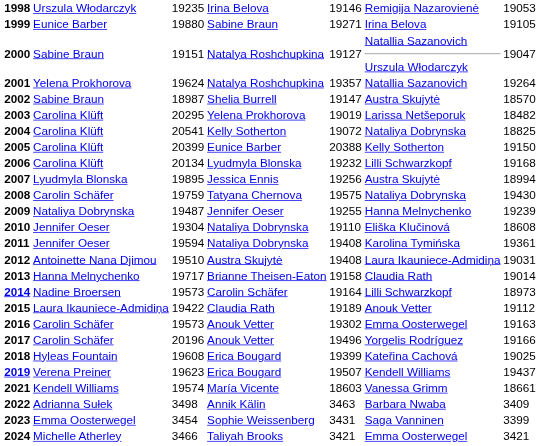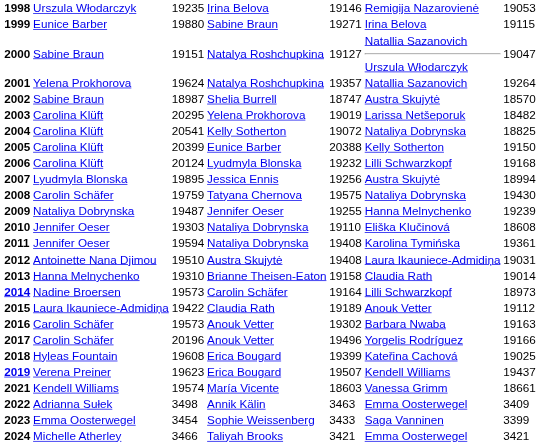(520, 24) 19105 -> (519, 24) 19115
(346, 99) 19147 -> (346, 99) 18747
(188, 163) 20134 -> (188, 163) 20124
(188, 227) 19304 -> (188, 227) 19303
(188, 276) 19717 -> (188, 276) 19310
(416, 324) Emma Oosterwegel -> (405, 324) Barbara Nwaba
(405, 404) Barbara Nwaba -> (416, 404) Emma Oosterwegel
(342, 420) 3431 -> (342, 420) 3433
